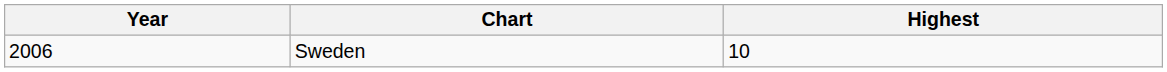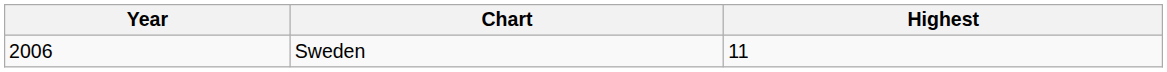(739, 50) 10 -> (738, 50) 11
